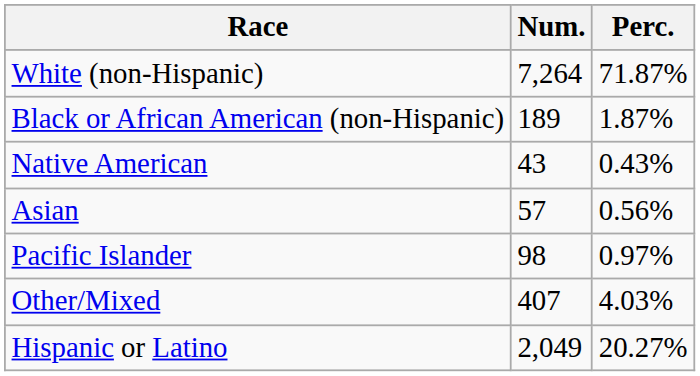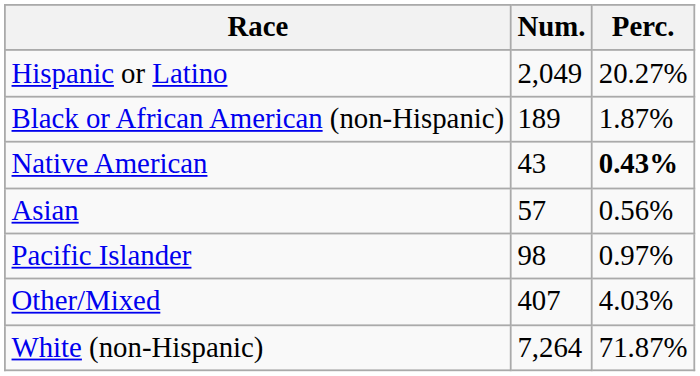rows swapped: (137, 73) <-> (120, 347)
(636, 164) normal -> (638, 164) bold
